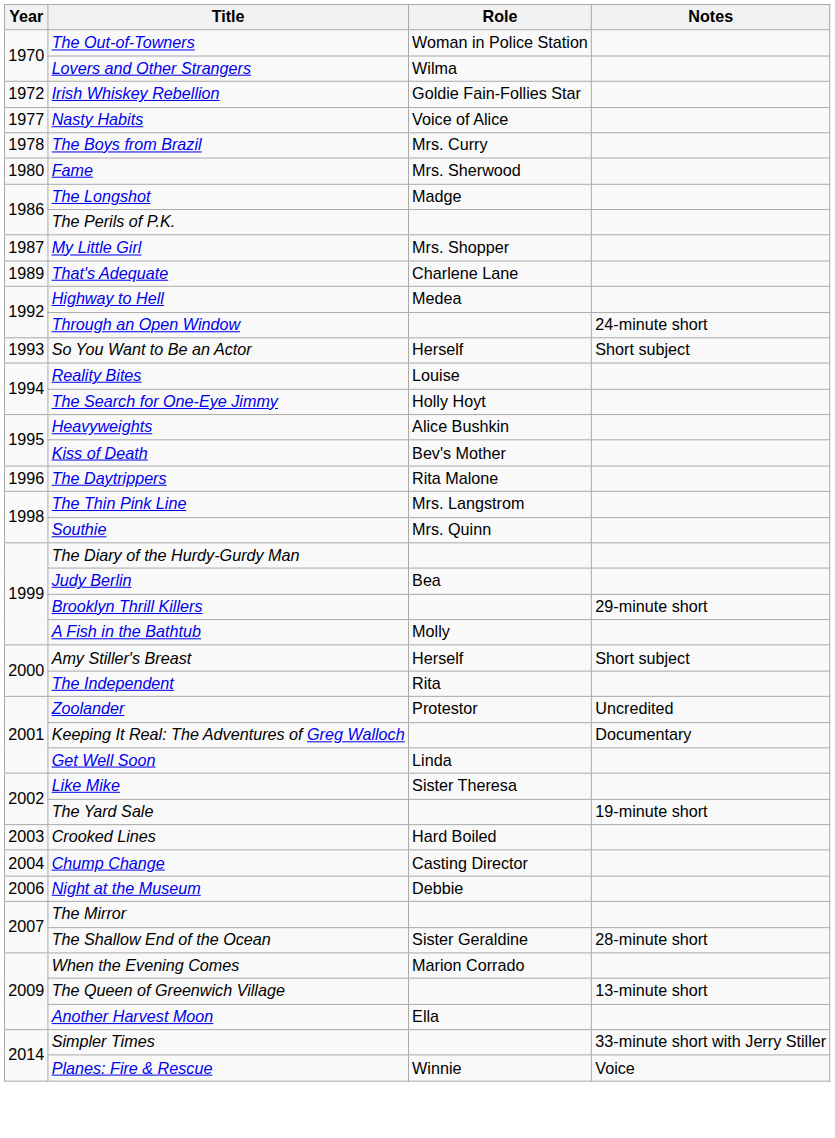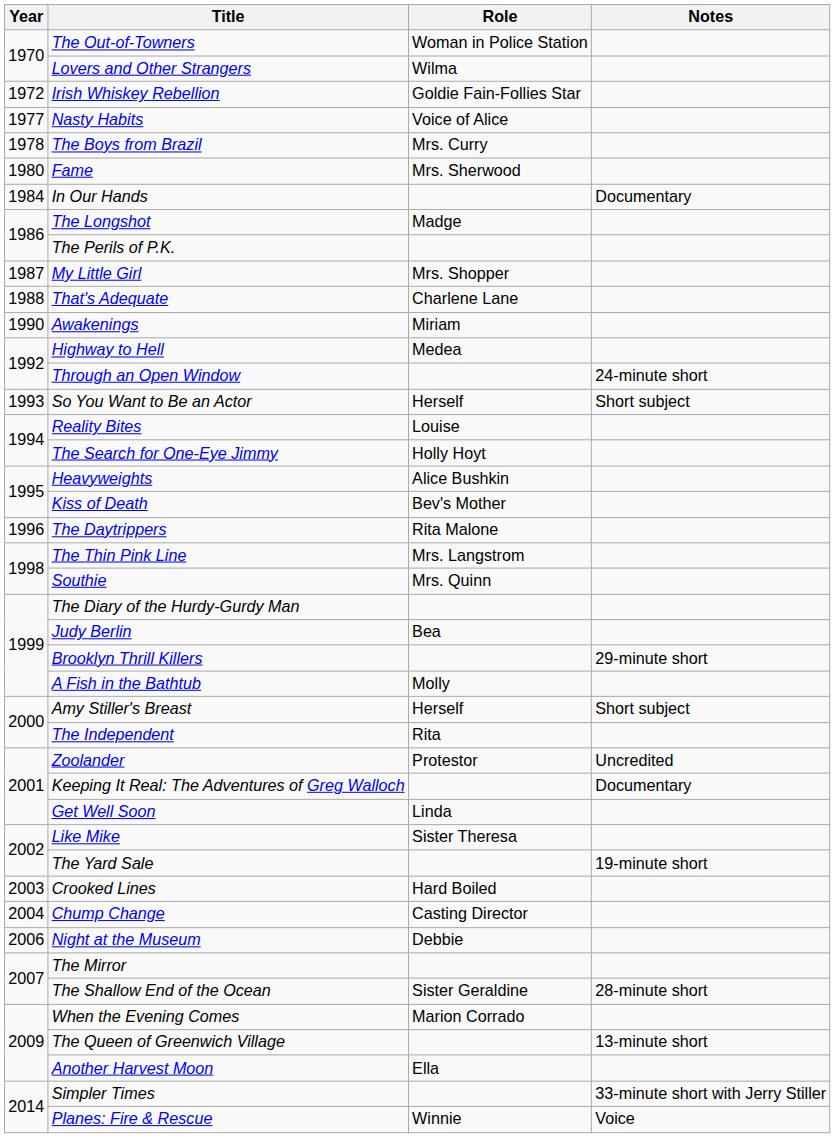+ row: (100, 196)
(26, 273) 1989 -> (26, 299) 1988
+ row: (95, 324)
